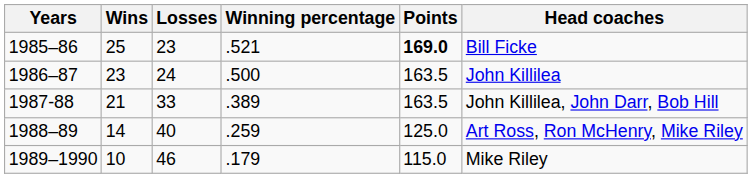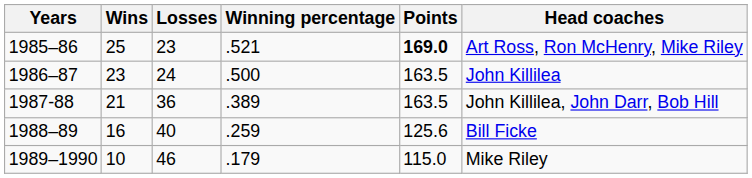(501, 46) Bill Ficke -> (604, 46) Art Ross, Ron McHenry, Mike Riley
(166, 103) 33 -> (166, 103) 36
(116, 131) 14 -> (116, 131) 16
(426, 131) 125.0 -> (426, 131) 125.6
(604, 131) Art Ross, Ron McHenry, Mike Riley -> (501, 131) Bill Ficke
